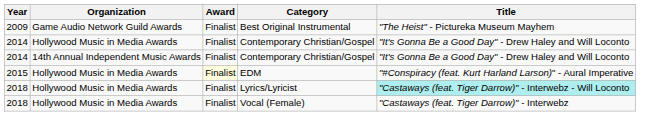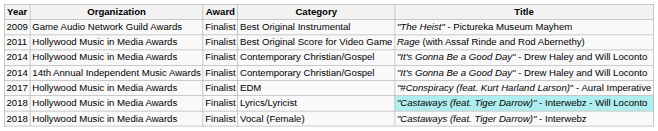+ row: (105, 42)
(17, 73) 2015 -> (17, 88) 2017
(220, 73) lightyellow background -> (220, 88) no background
